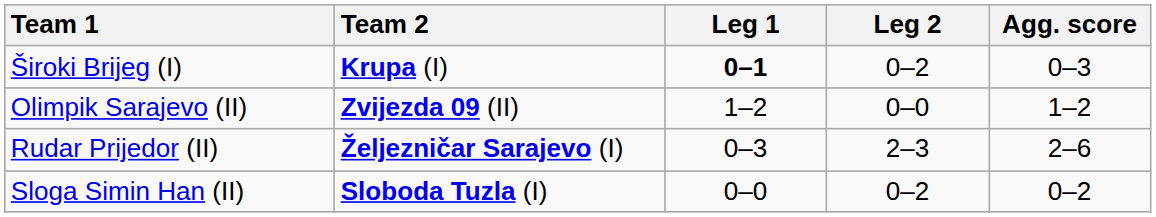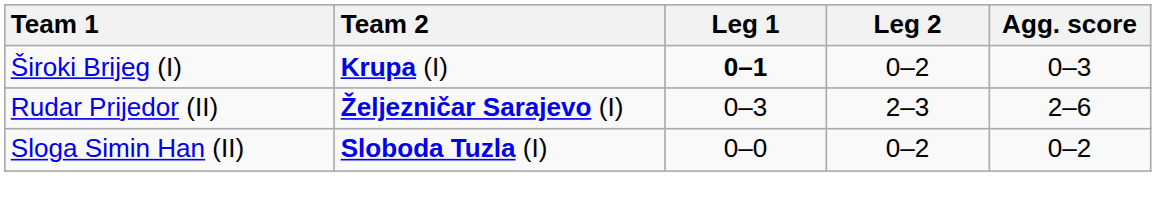- row: (129, 107)
